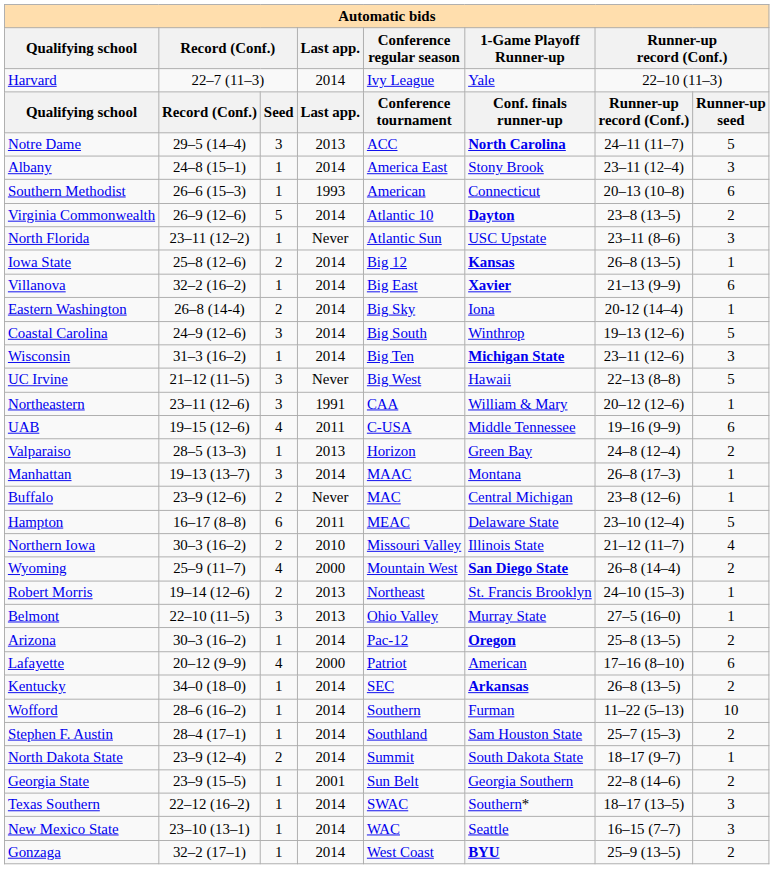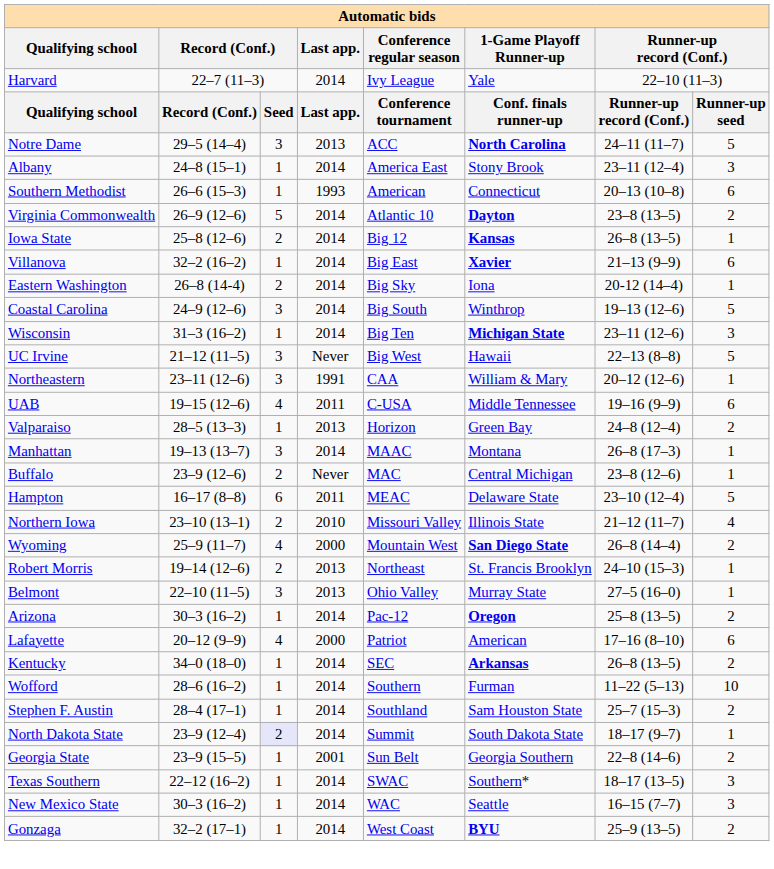- row: (49, 238)
(209, 545) 30–3 (16–2) -> (209, 521) 23–10 (13–1)
(279, 757) no background -> (279, 734) lavender background
(209, 828) 23–10 (13–1) -> (209, 804) 30–3 (16–2)
